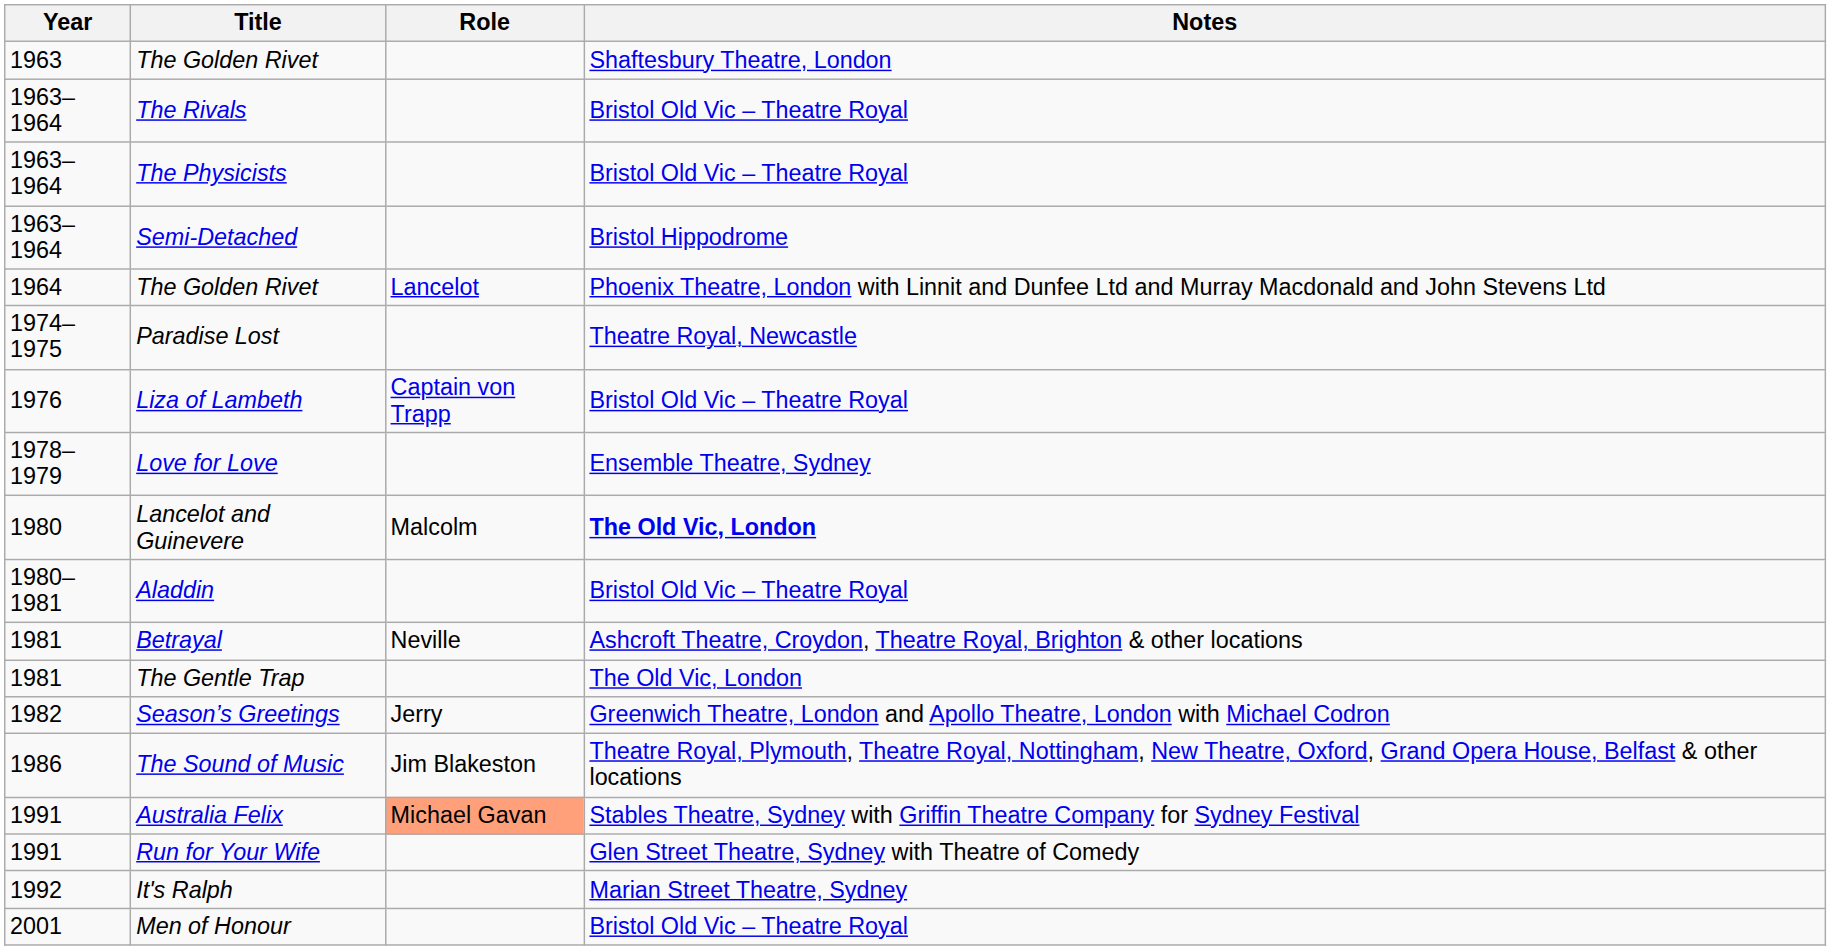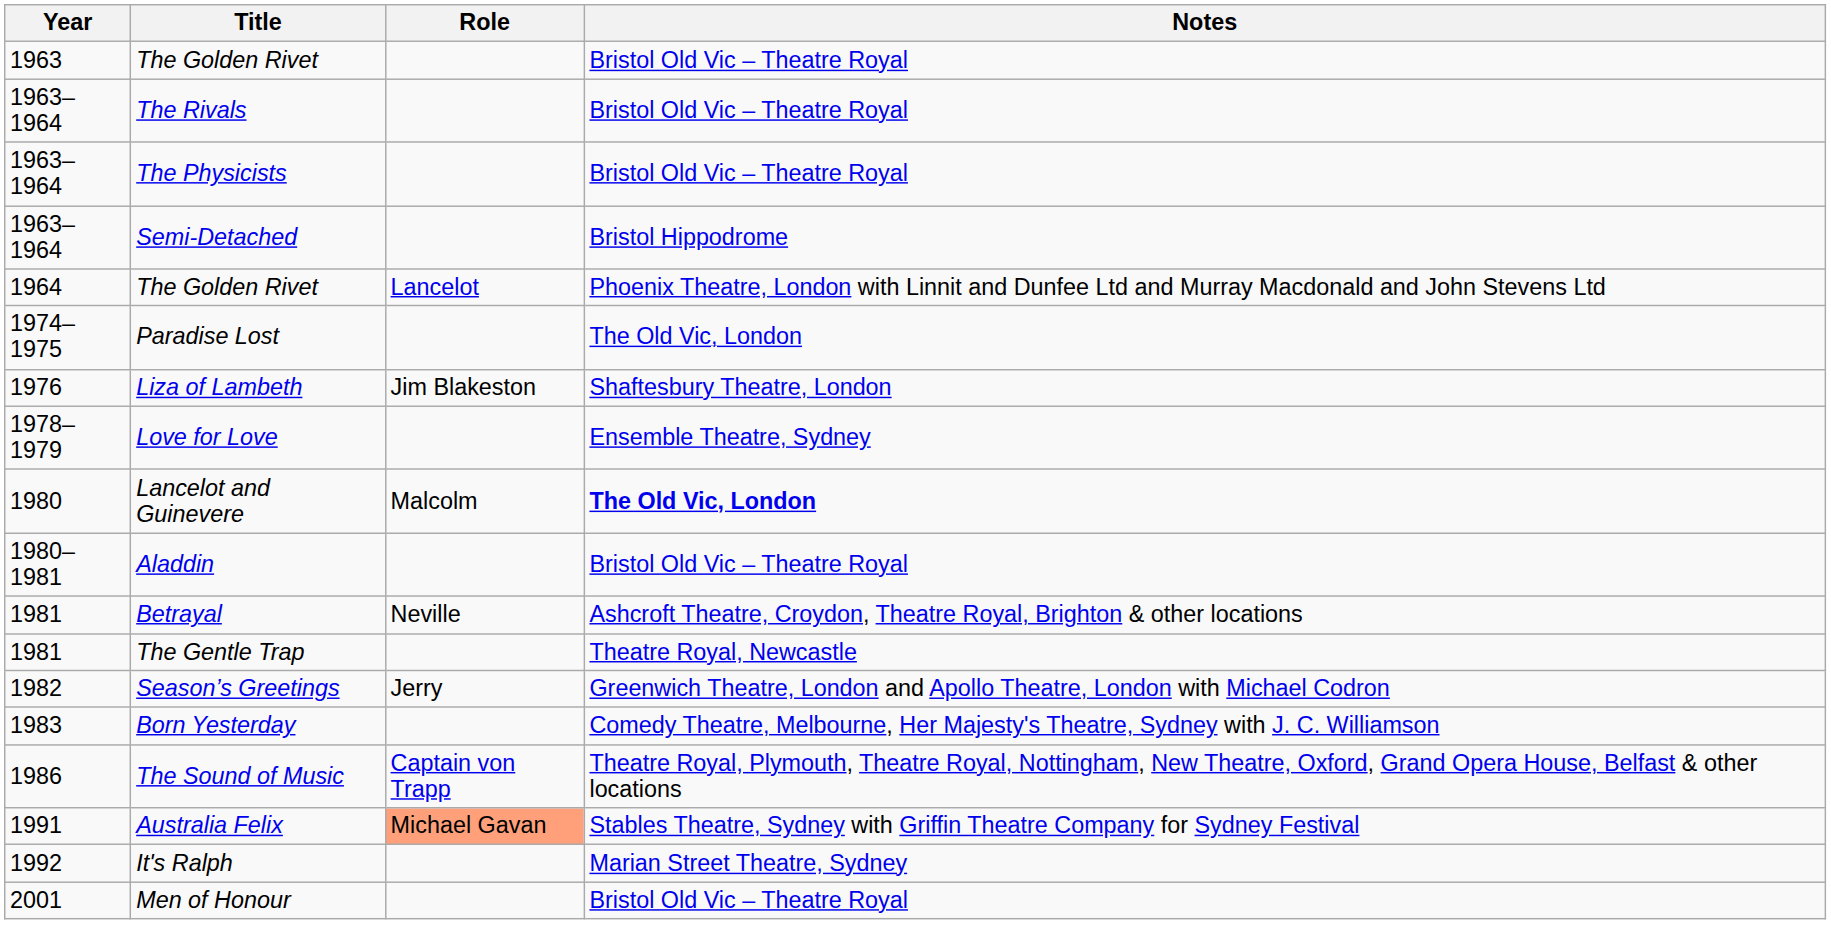(741, 60) Shaftesbury Theatre, London -> (749, 60) Bristol Old Vic – Theatre Royal
(723, 337) Theatre Royal, Newcastle -> (696, 337) The Old Vic, London
(453, 400) Captain von Trapp -> (463, 387) Jim Blakeston
(749, 400) Bristol Old Vic – Theatre Royal -> (741, 387) Shaftesbury Theatre, London
(696, 677) The Old Vic, London -> (723, 651) Theatre Royal, Newcastle
+ row: (36, 725)
(463, 765) Jim Blakeston -> (453, 775) Captain von Trapp
- row: (36, 852)
